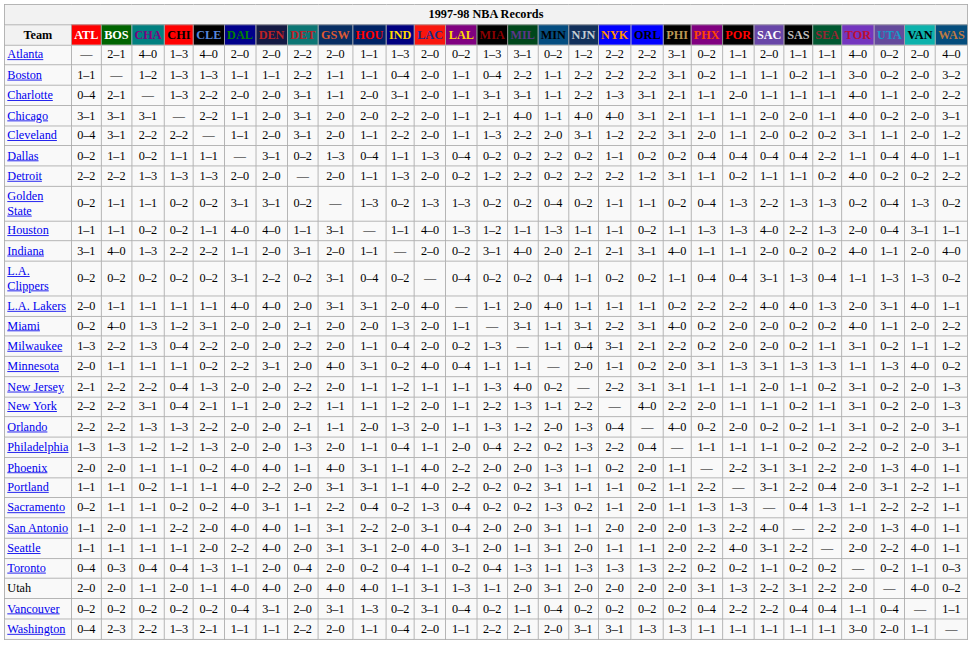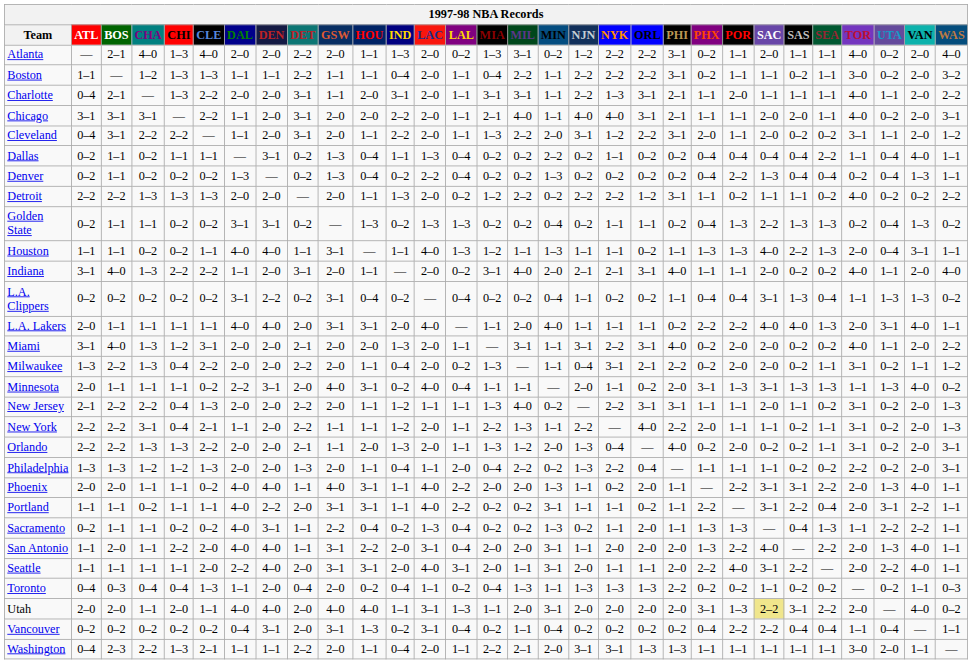+ row: (25, 176)
(86, 326) 0–2 -> (86, 346) 3–1
(769, 588) no background -> (769, 609) khaki background
